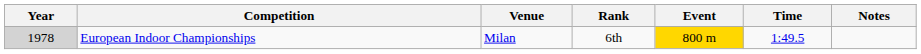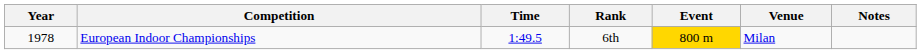columns swapped: (527, 15) <-> (788, 15)
(41, 37) lightgrey background -> (41, 37) no background
